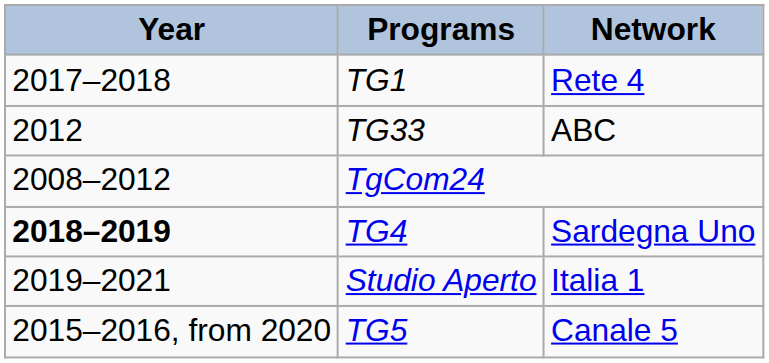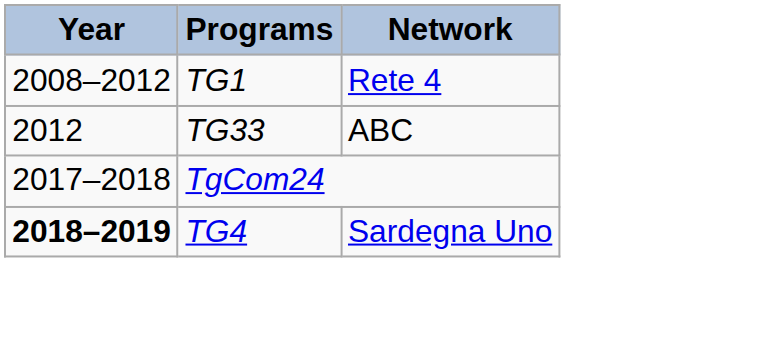(92, 79) 2017–2018 -> (92, 79) 2008–2012
(92, 180) 2008–2012 -> (92, 180) 2017–2018
- row: (441, 280)
- row: (377, 331)
